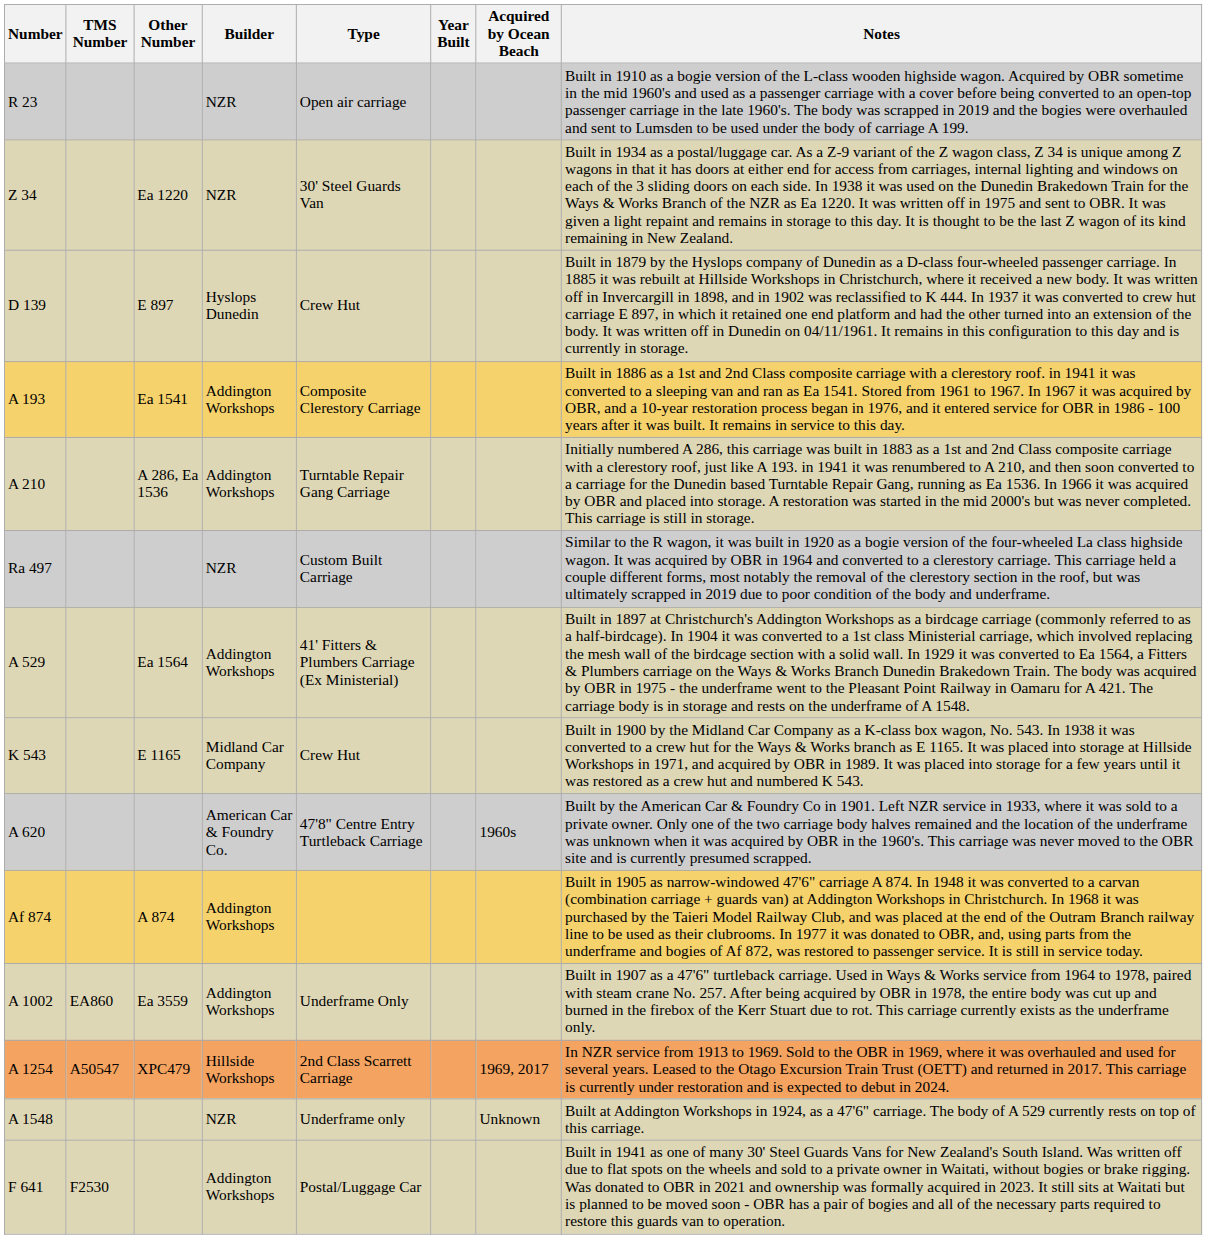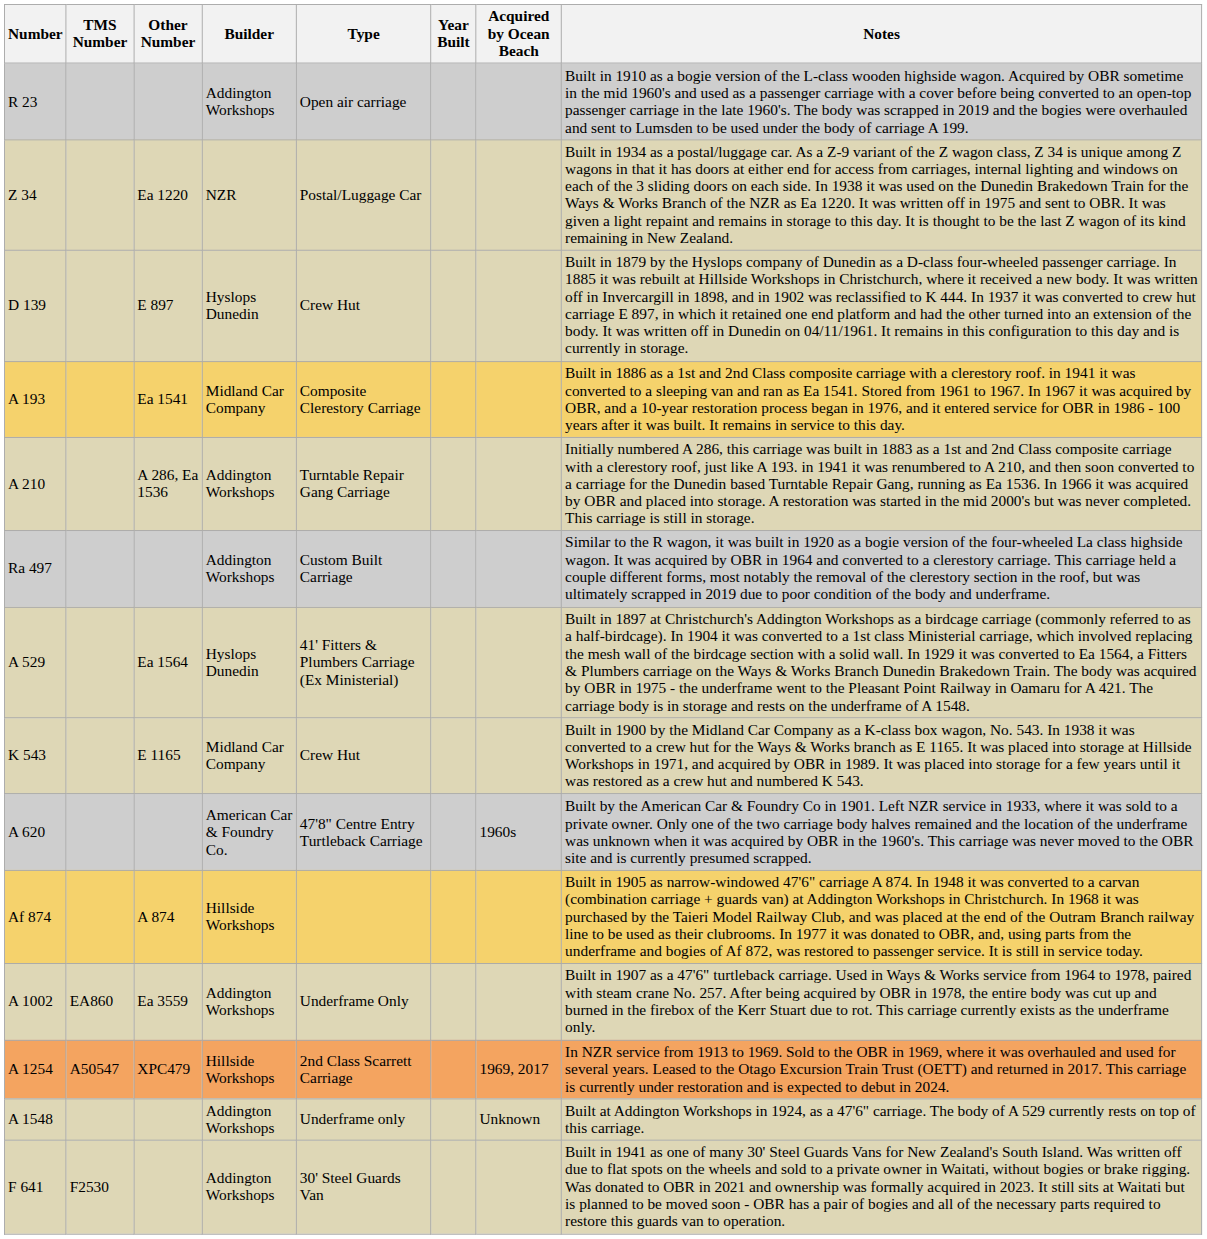(221, 101) NZR -> (240, 101) Addington Workshops
(350, 194) 30' Steel Guards Van -> (361, 194) Postal/Luggage Car
(240, 399) Addington Workshops -> (245, 399) Midland Car Company
(221, 568) NZR -> (240, 568) Addington Workshops
(240, 662) Addington Workshops -> (232, 662) Hyslops Dunedin
(240, 916) Addington Workshops -> (240, 916) Hillside Workshops
(221, 1119) NZR -> (240, 1119) Addington Workshops
(361, 1187) Postal/Luggage Car -> (350, 1187) 30' Steel Guards Van
